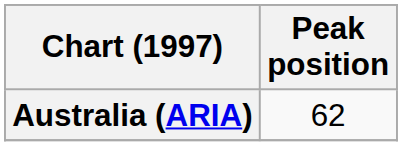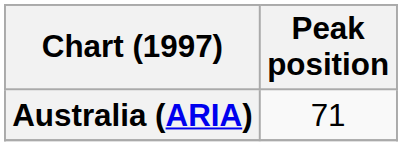(328, 114) 62 -> (328, 114) 71
